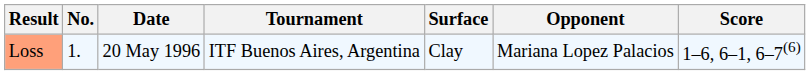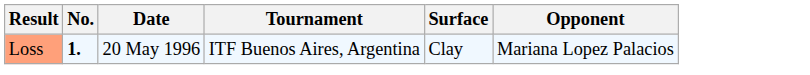- column: (742, 18)
(74, 51) normal -> (74, 48) bold
